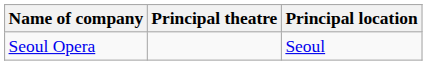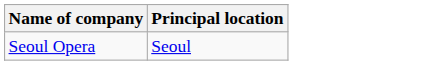- column: (214, 18)
